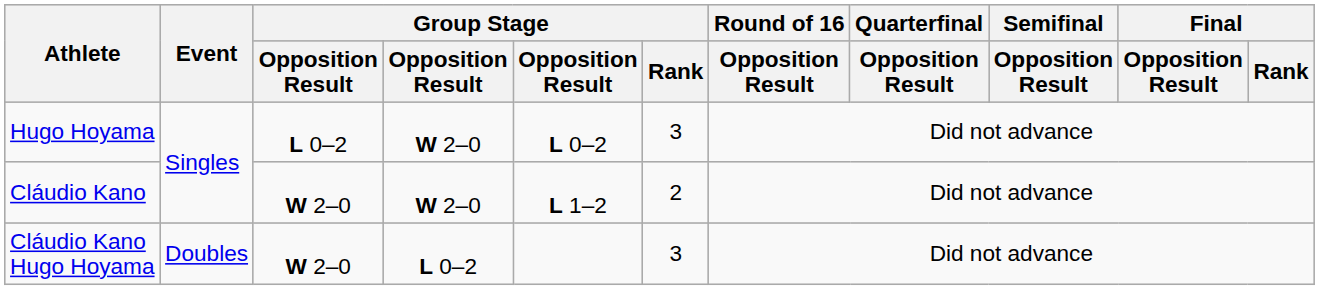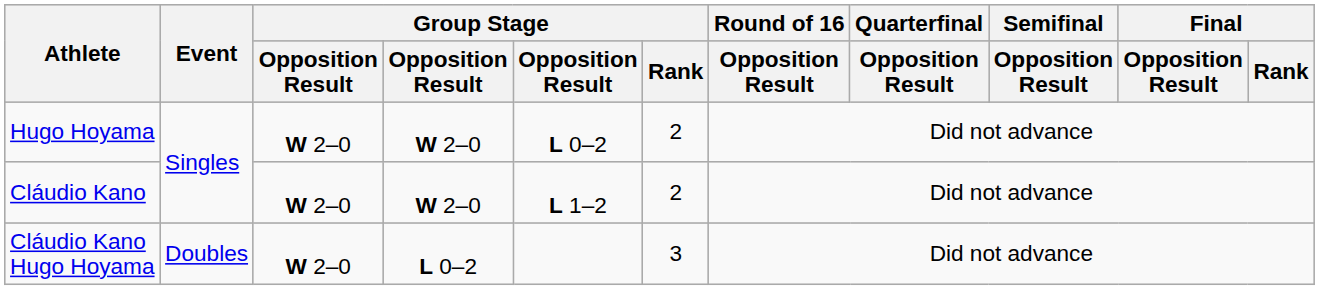(318, 145) L 0–2 -> (318, 145) W 2–0
(676, 132) 3 -> (676, 132) 2
